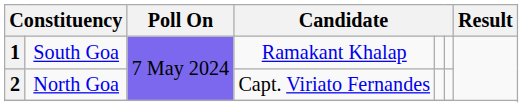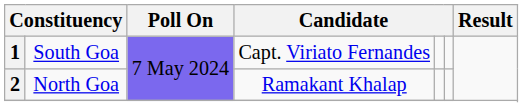(334, 52) Ramakant Khalap -> (334, 52) Capt. Viriato Fernandes
(334, 84) Capt. Viriato Fernandes -> (334, 84) Ramakant Khalap
